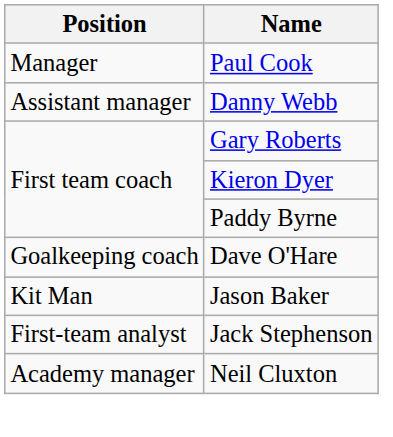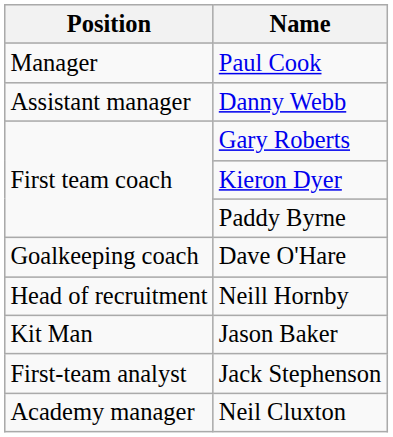+ row: (284, 295)
